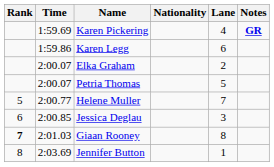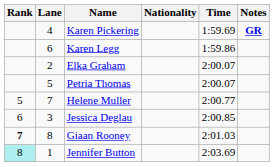columns swapped: (223, 13) <-> (54, 13)
(20, 153) no background -> (20, 153) paleturquoise background
